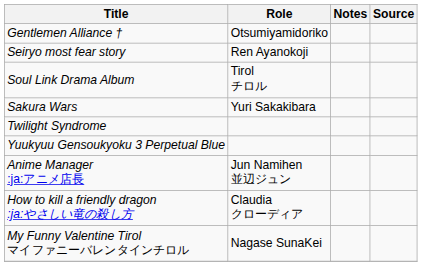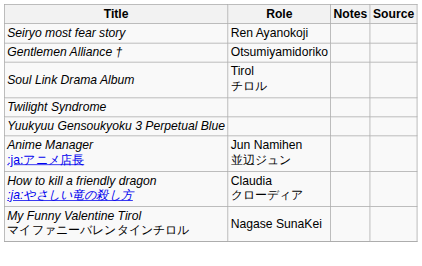rows swapped: (66, 52) <-> (65, 33)
- row: (42, 107)
